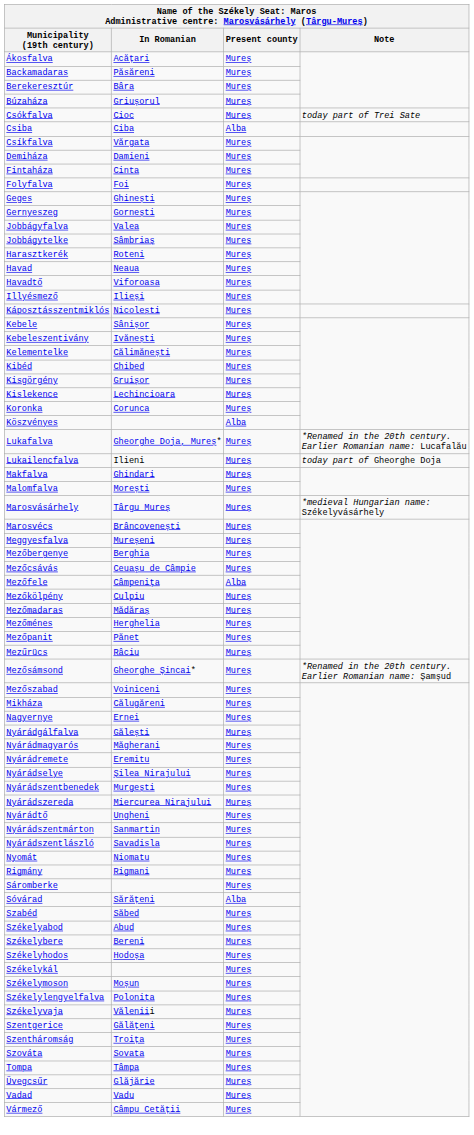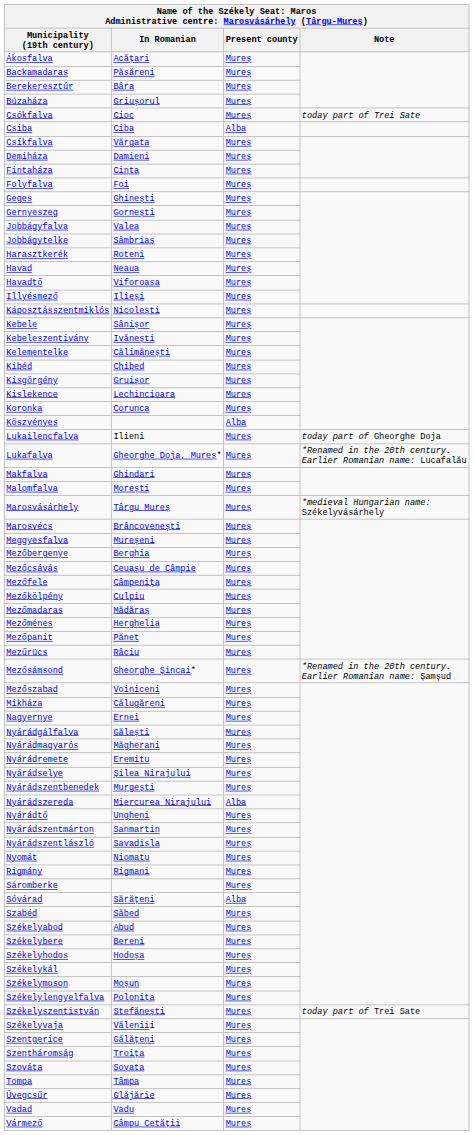rows swapped: (30, 442) <-> (42, 461)
(236, 582) Alba -> (239, 582) Mureș
(239, 802) Mureș -> (236, 802) Alba
+ row: (53, 1012)
